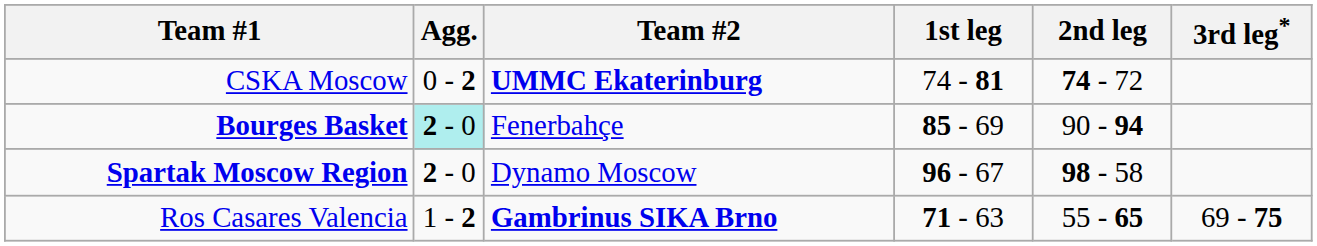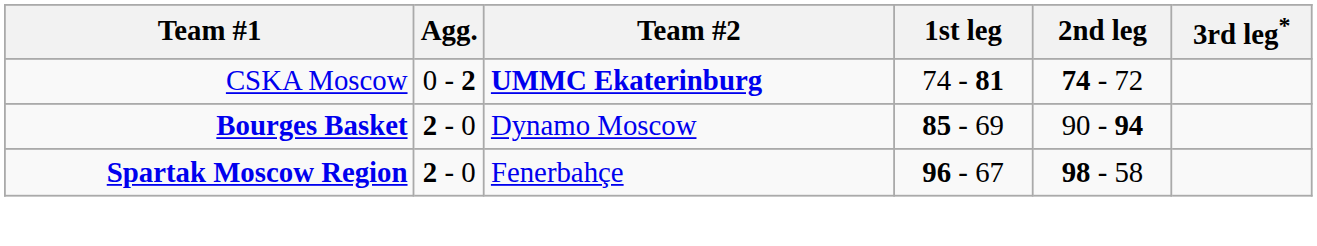(449, 126) paleturquoise background -> (449, 126) no background
(557, 126) Fenerbahçe -> (594, 126) Dynamo Moscow
(594, 172) Dynamo Moscow -> (557, 172) Fenerbahçe
- row: (284, 217)
